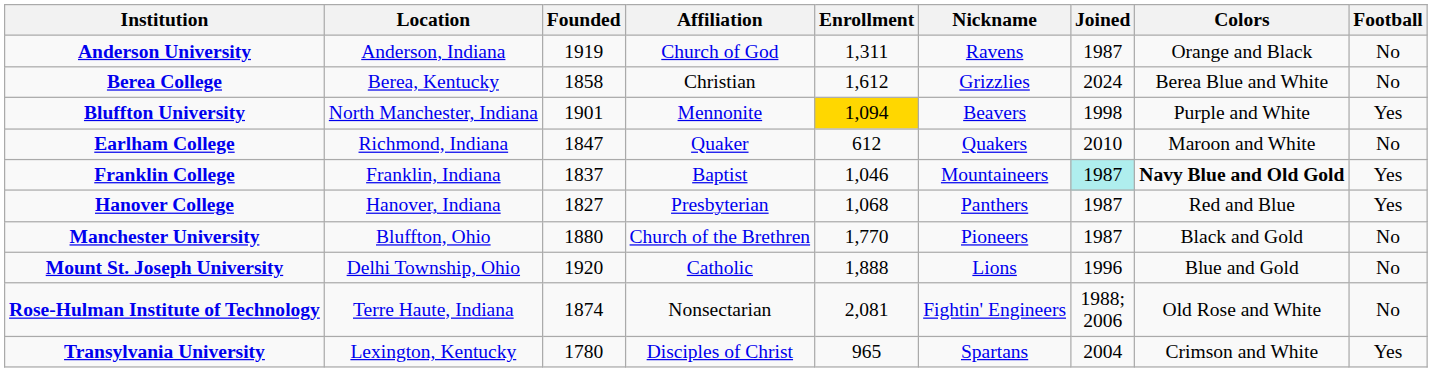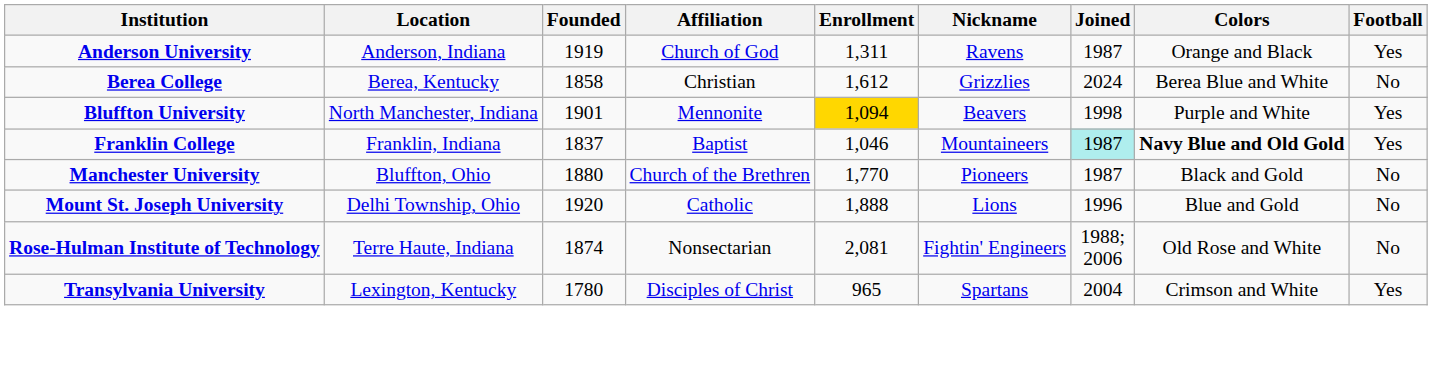(1388, 50) No -> (1388, 50) Yes
- row: (164, 143)
- row: (164, 205)
